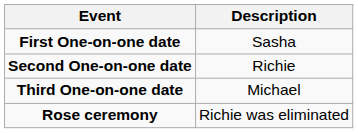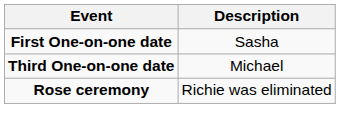- row: (100, 66)
